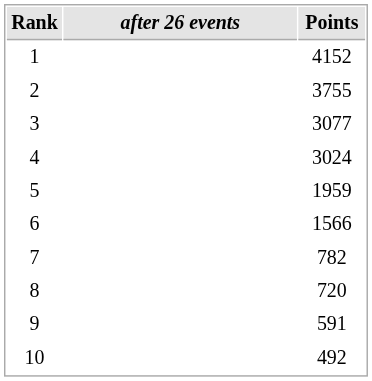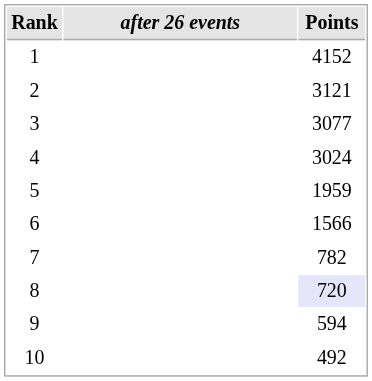(332, 90) 3755 -> (332, 90) 3121
(332, 290) no background -> (332, 290) lavender background
(332, 324) 591 -> (332, 324) 594
